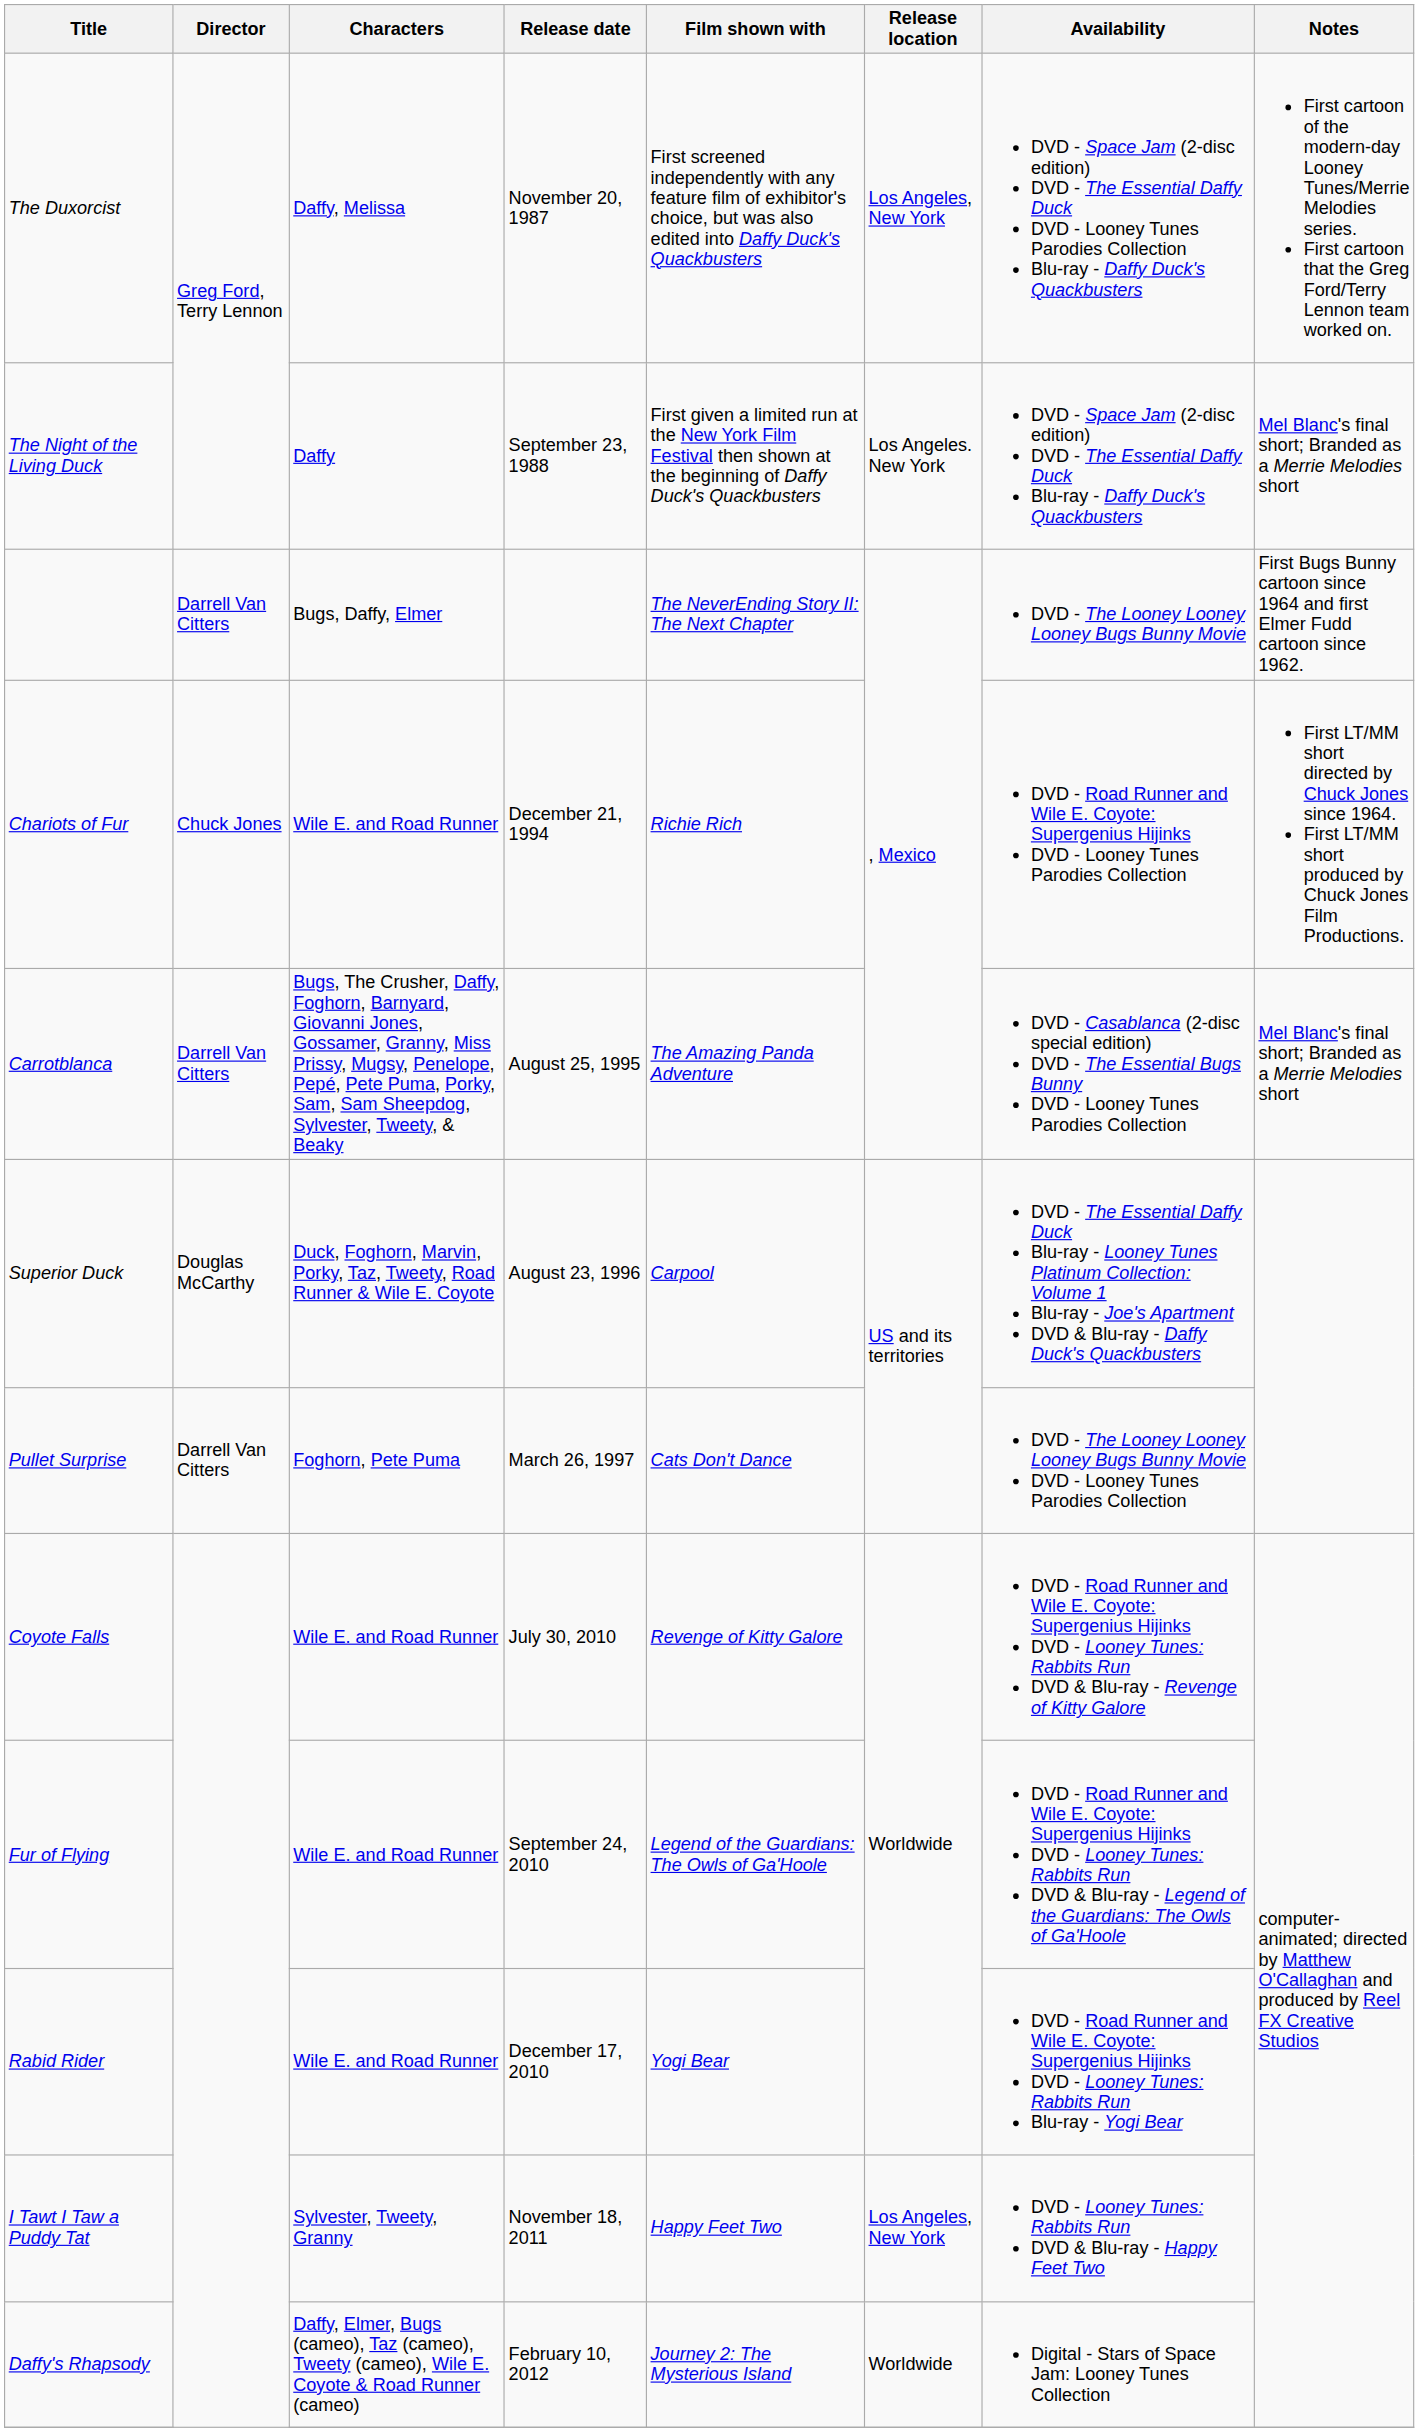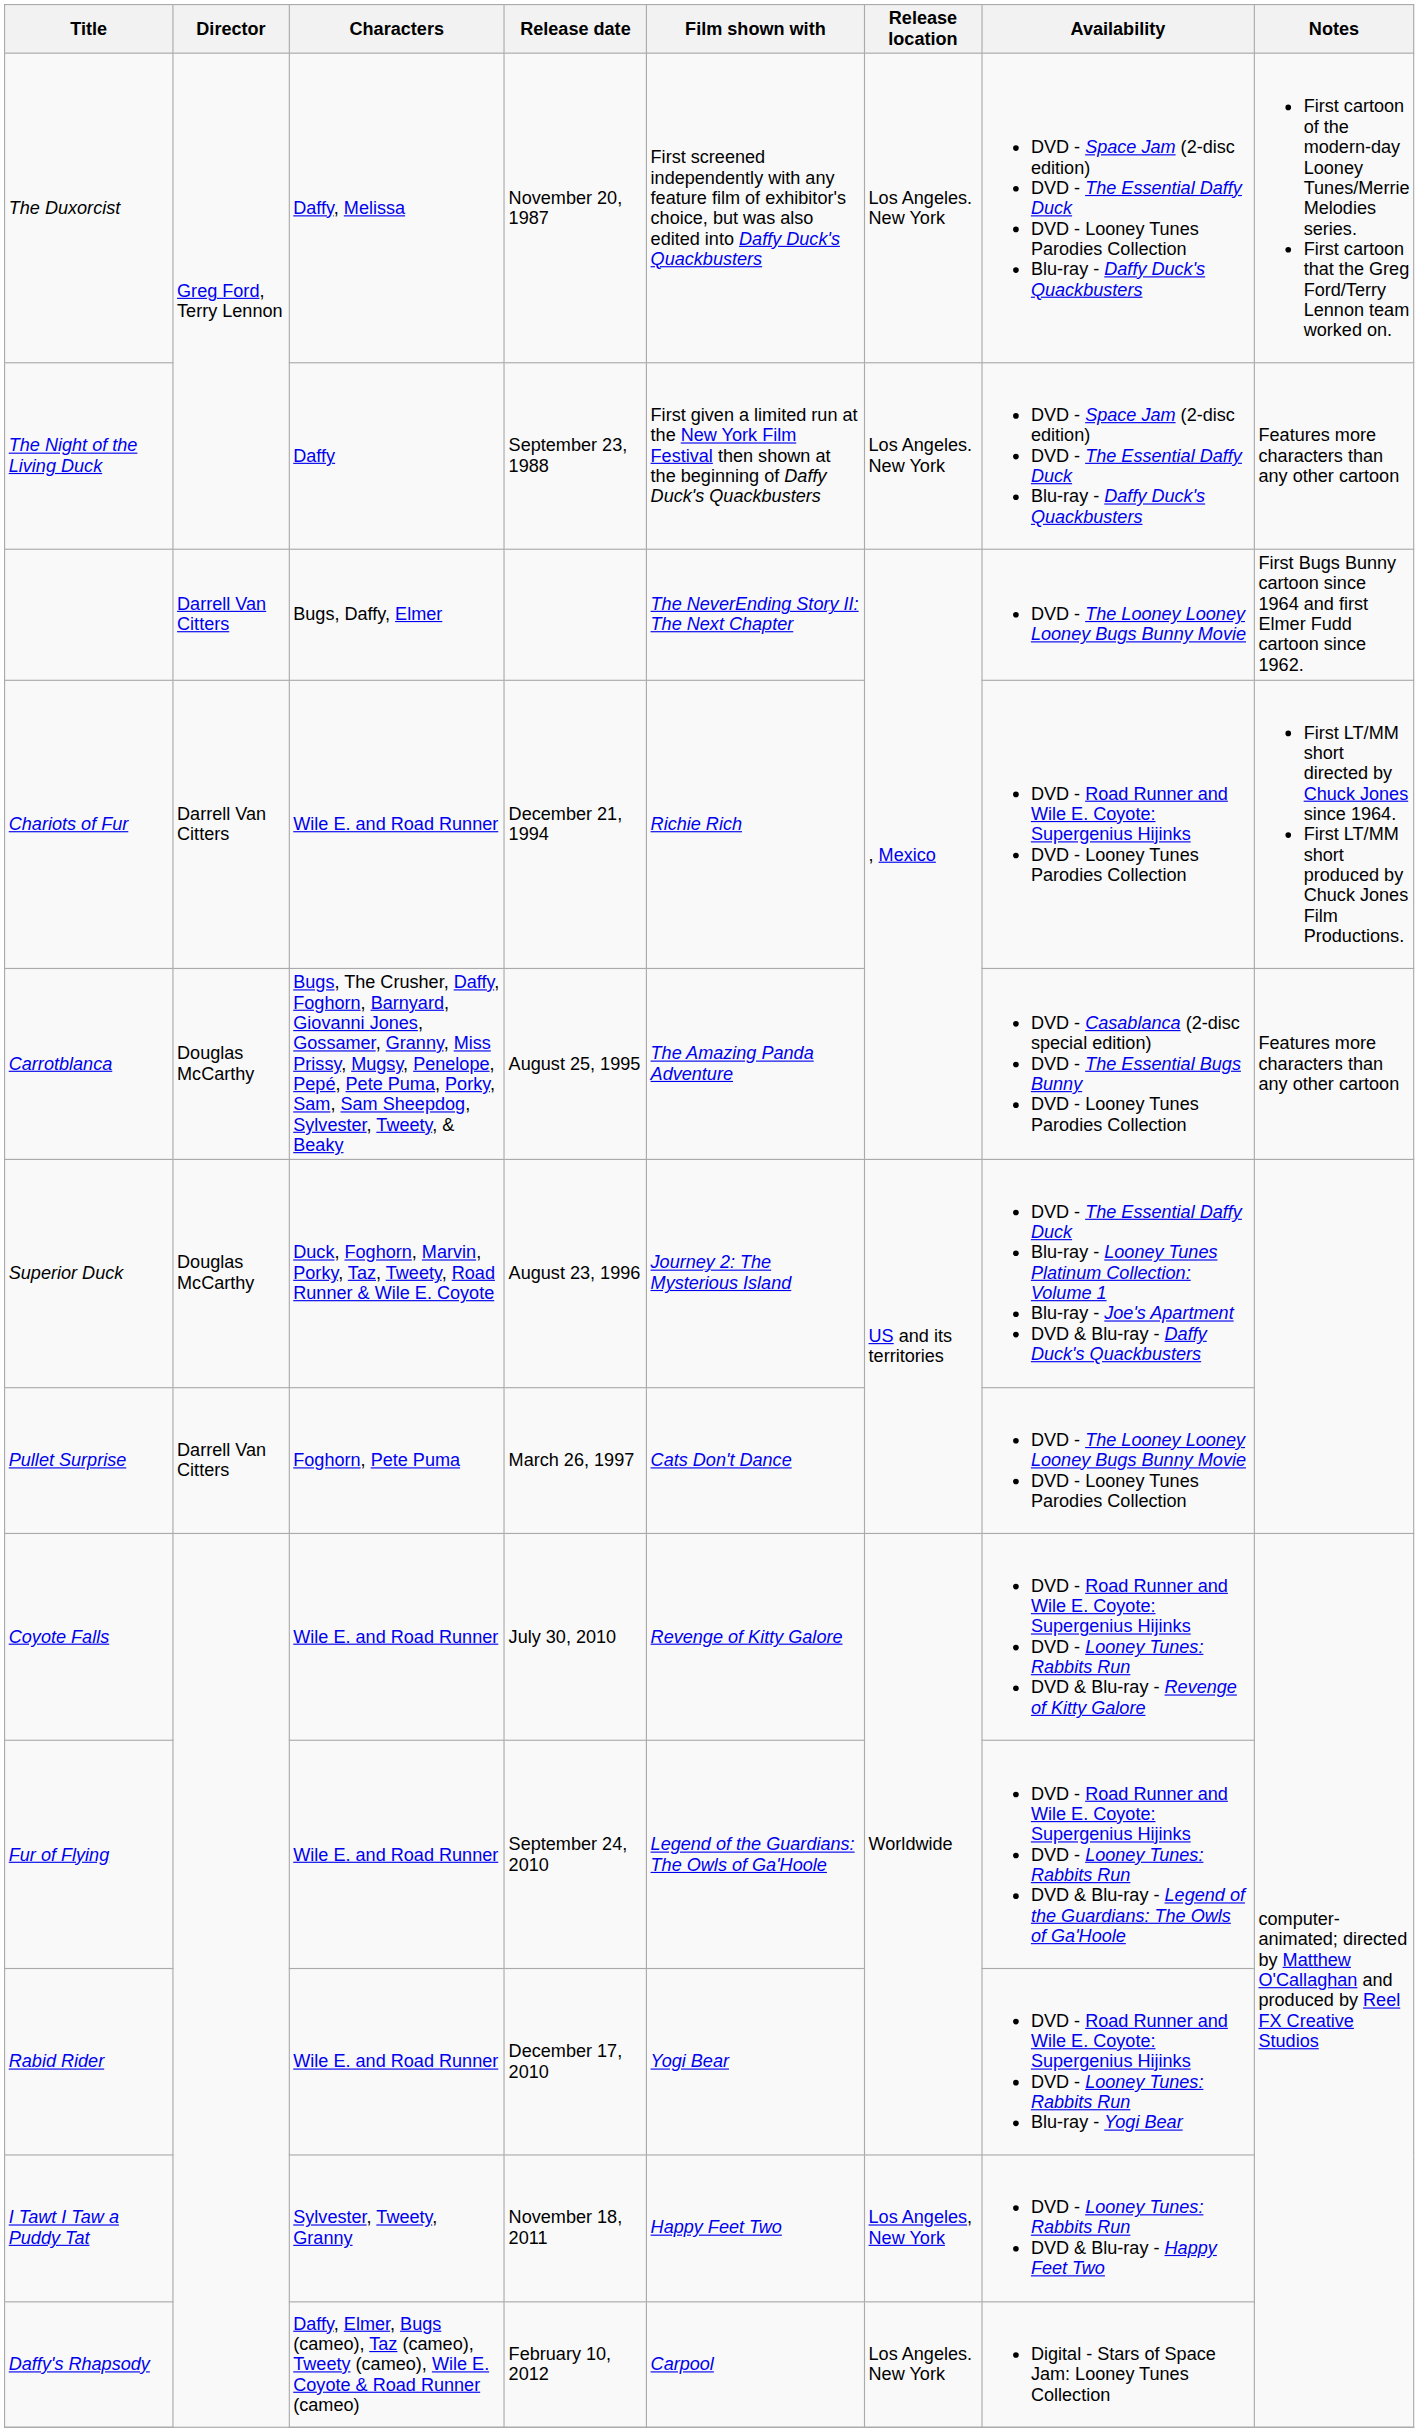(920, 207) Los Angeles, New York -> (920, 207) Los Angeles. New York
(1330, 455) Mel Blanc's final short; Branded as a Merrie Melodies short -> (1329, 455) Features more characters than any other cartoon
(229, 823) Chuck Jones -> (222, 823) Darrell Van Citters
(222, 1063) Darrell Van Citters -> (216, 1063) Douglas McCarthy
(1330, 1063) Mel Blanc's final short; Branded as a Merrie Melodies short -> (1329, 1063) Features more characters than any other cartoon
(682, 1273) Carpool -> (721, 1273) Journey 2: The Mysterious Island
(721, 2364) Journey 2: The Mysterious Island -> (682, 2364) Carpool
(911, 2364) Worldwide -> (920, 2364) Los Angeles. New York
